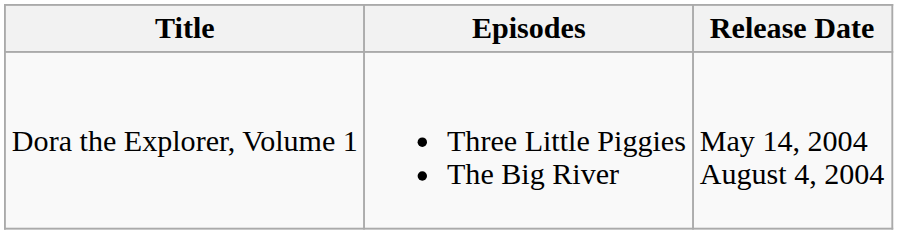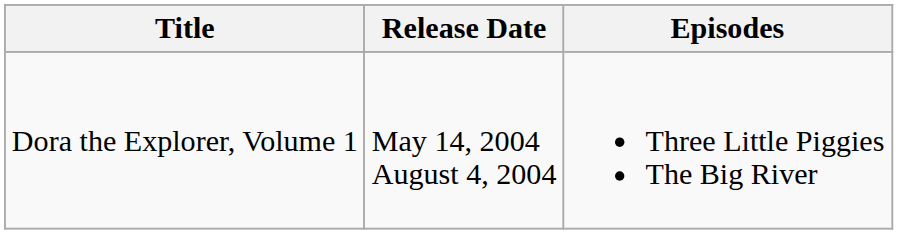columns swapped: (529, 28) <-> (792, 28)
